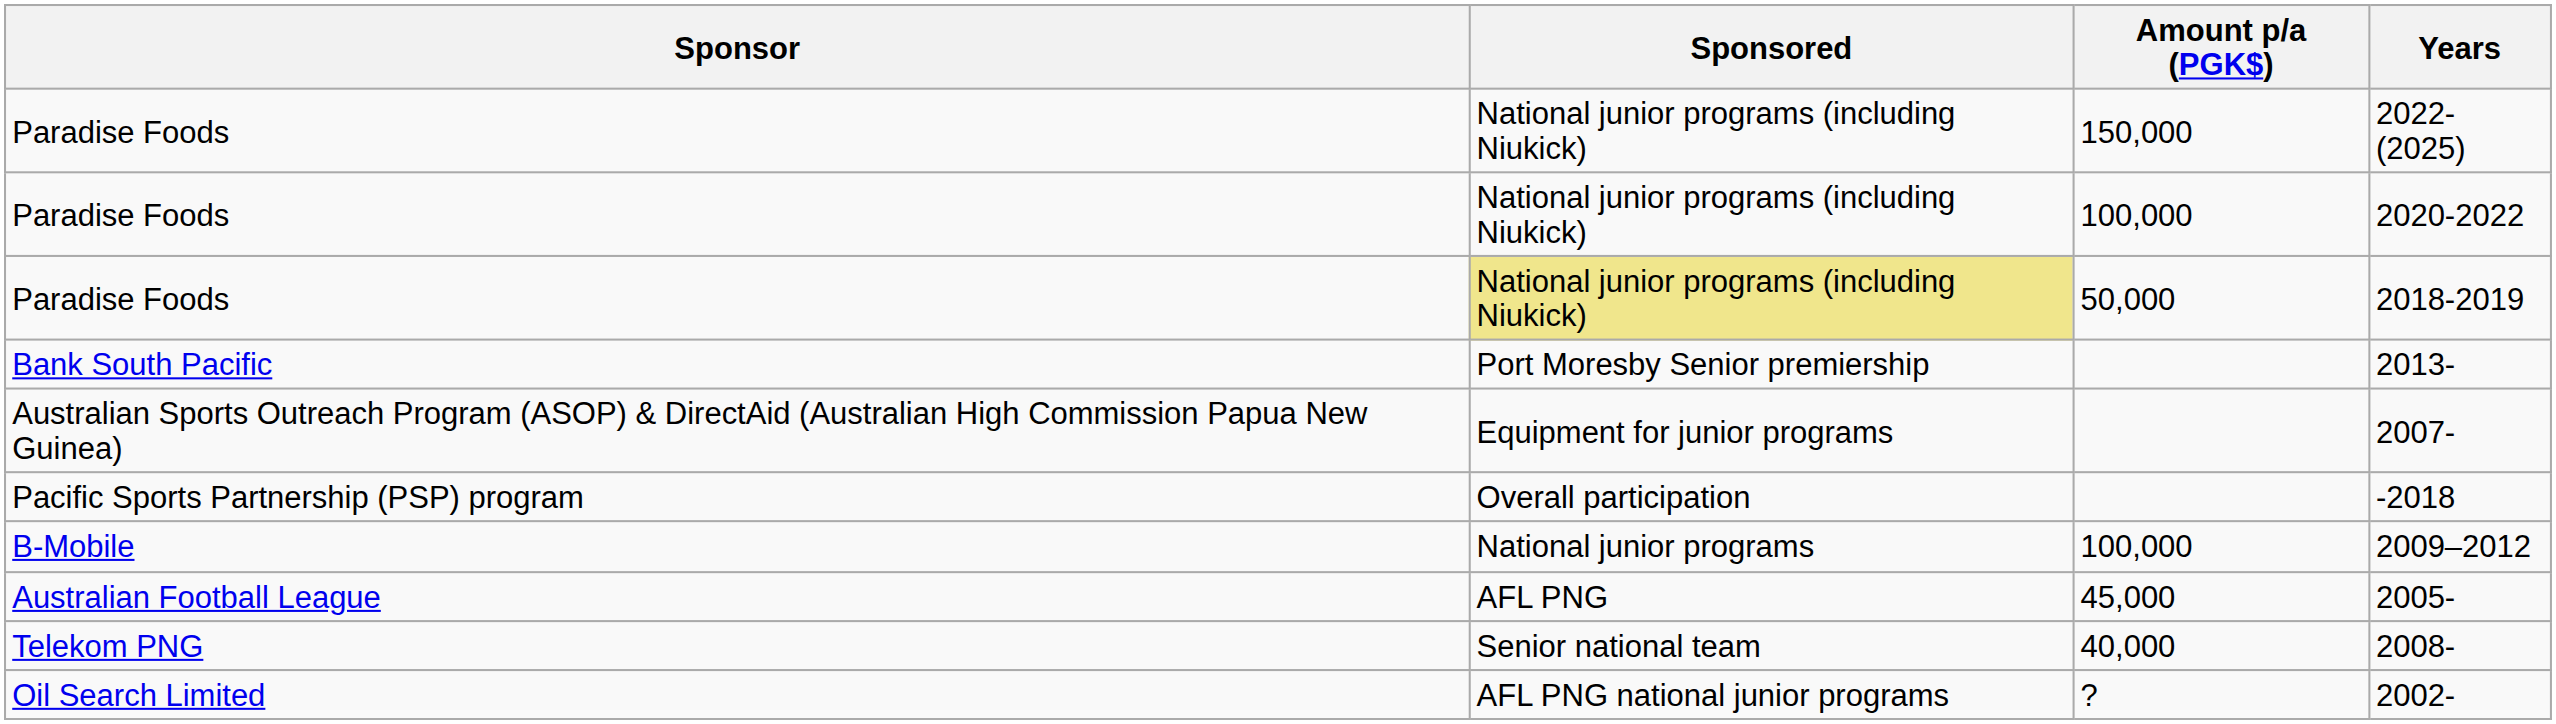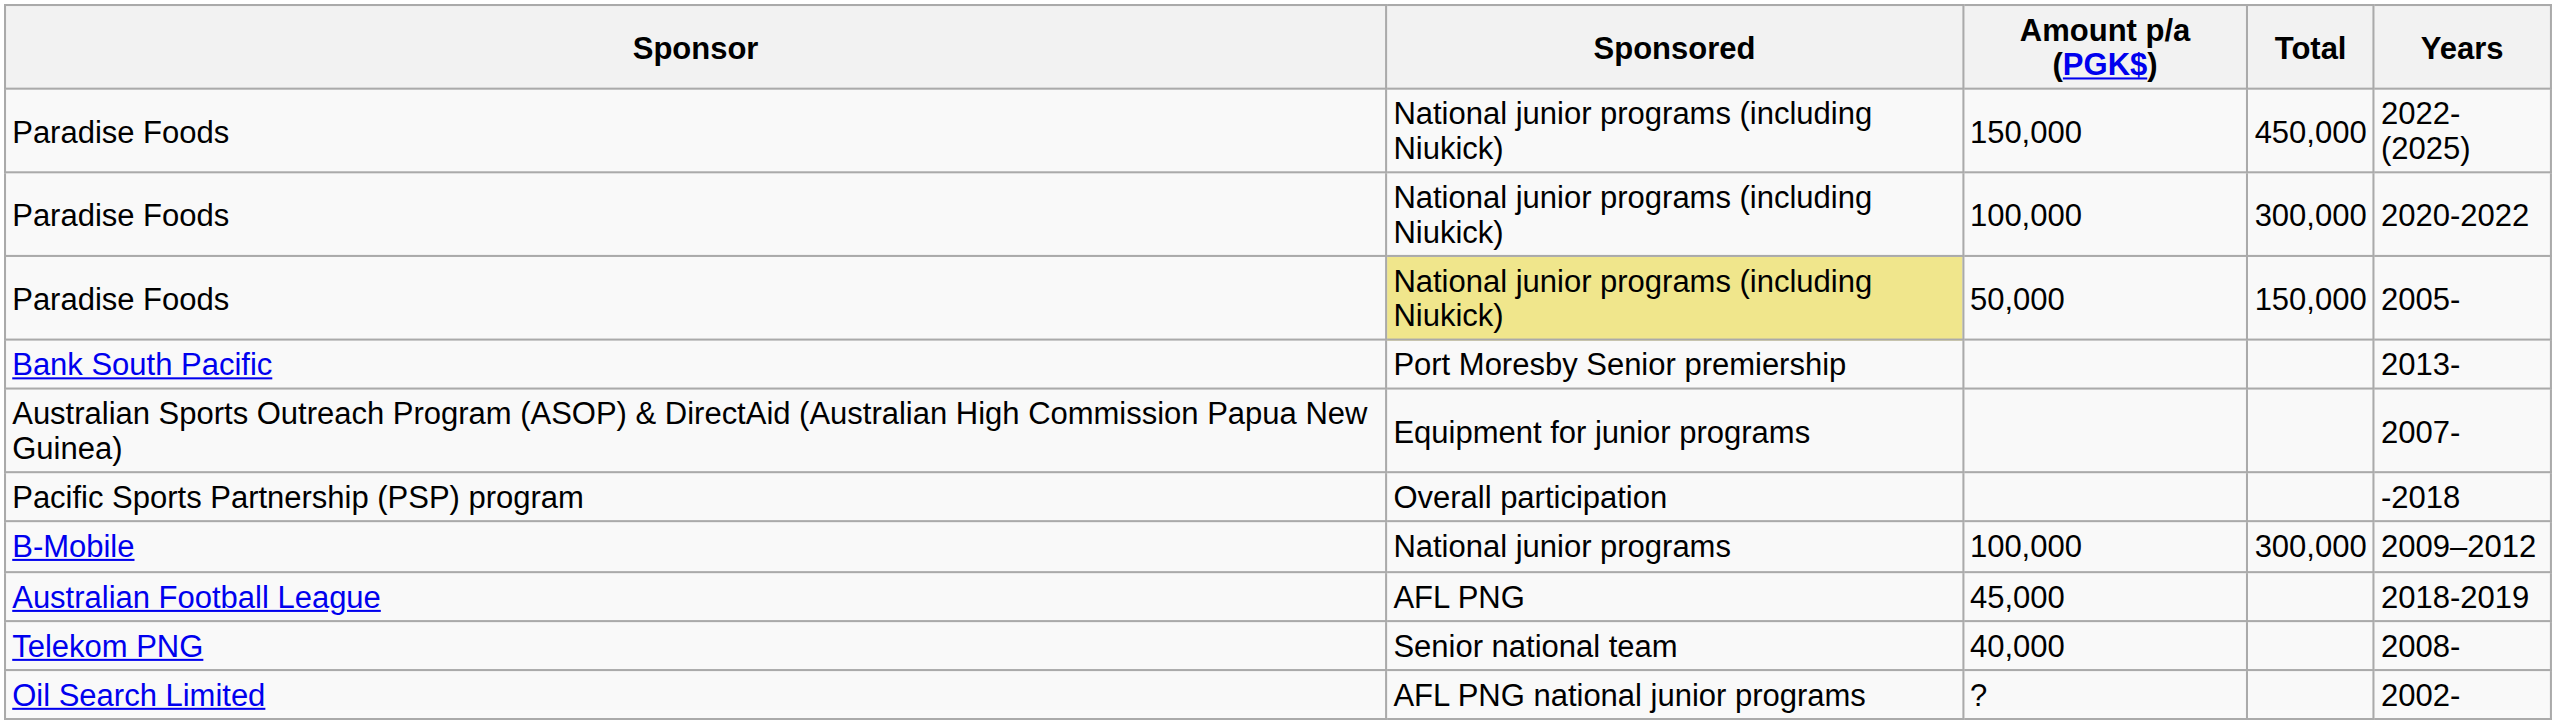+ column: (2311, 47)
(2450, 298) 2018-2019 -> (2421, 298) 2005-
(2416, 596) 2005- -> (2455, 596) 2018-2019
